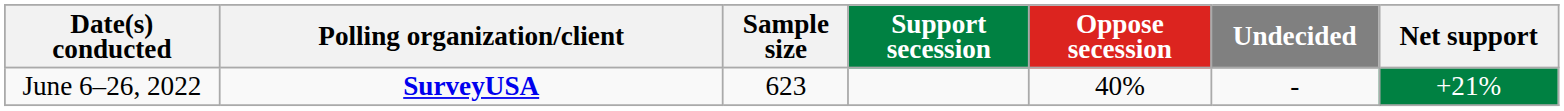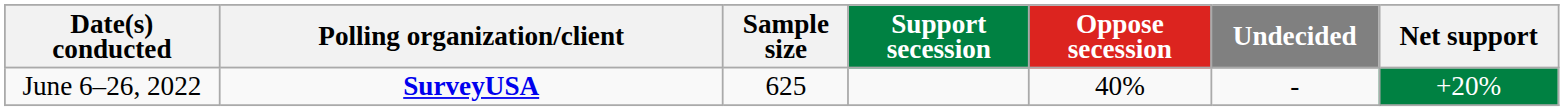(786, 86) 623 -> (786, 86) 625
(1469, 86) +21% -> (1469, 86) +20%
